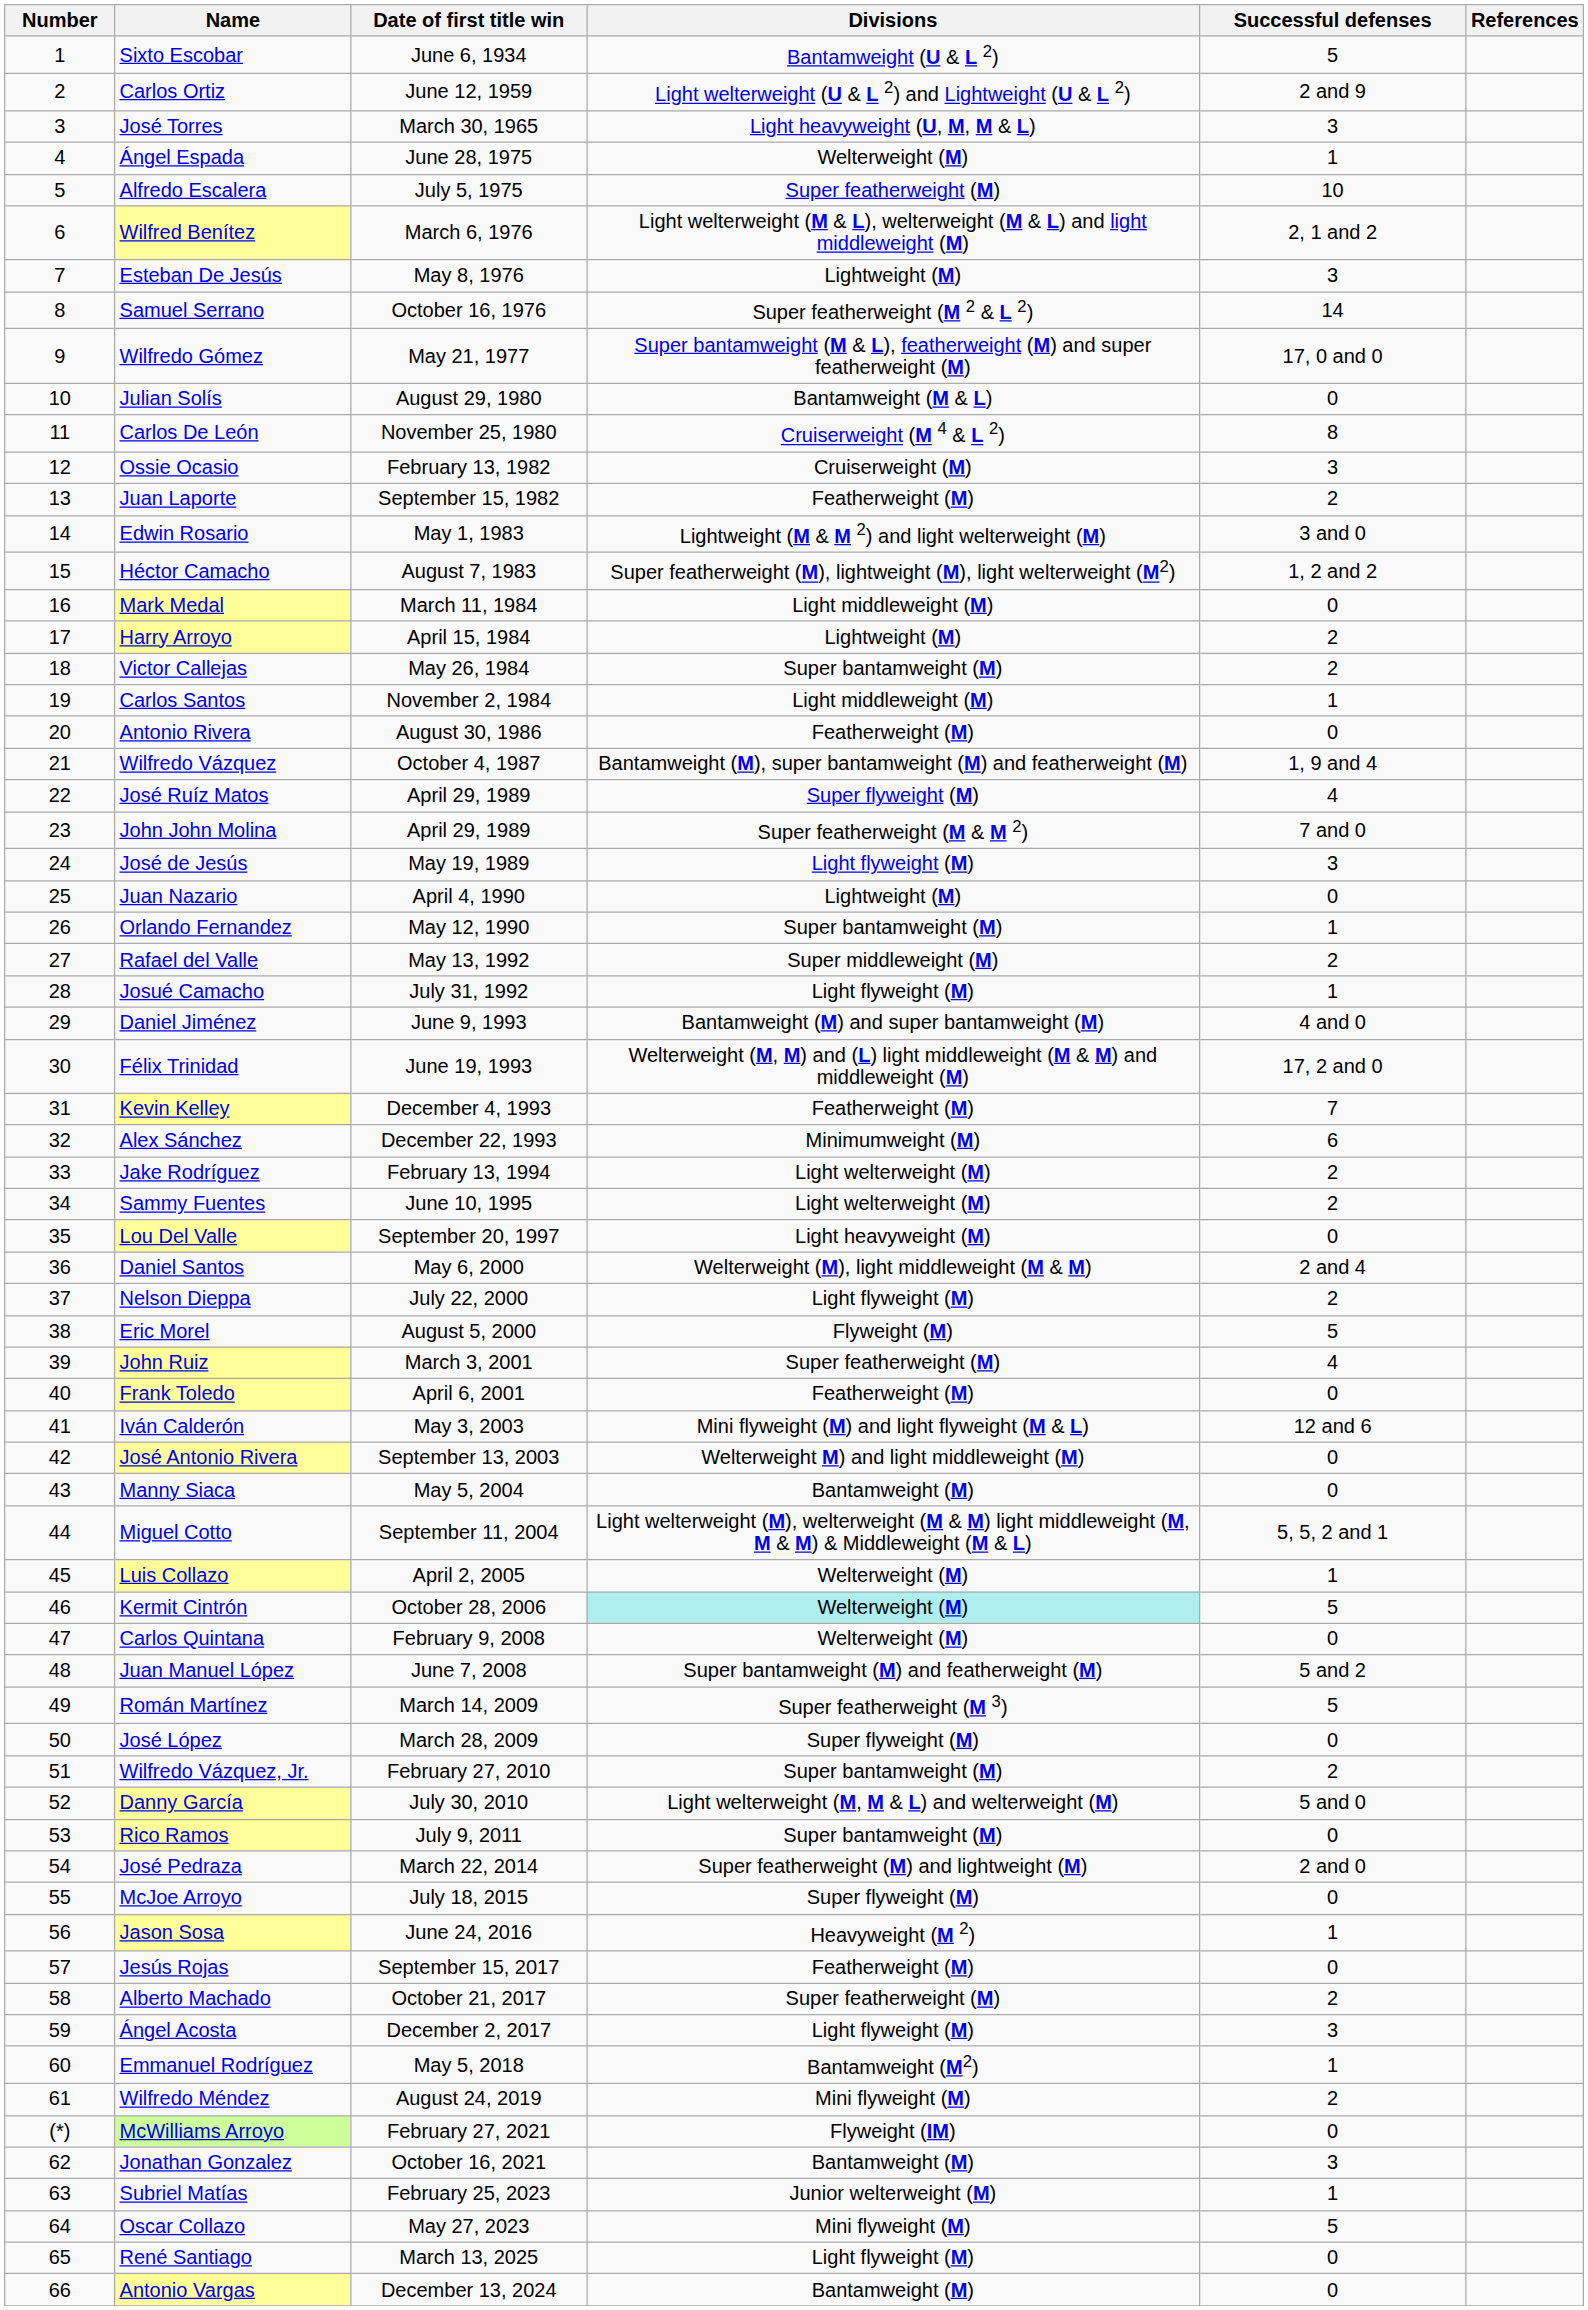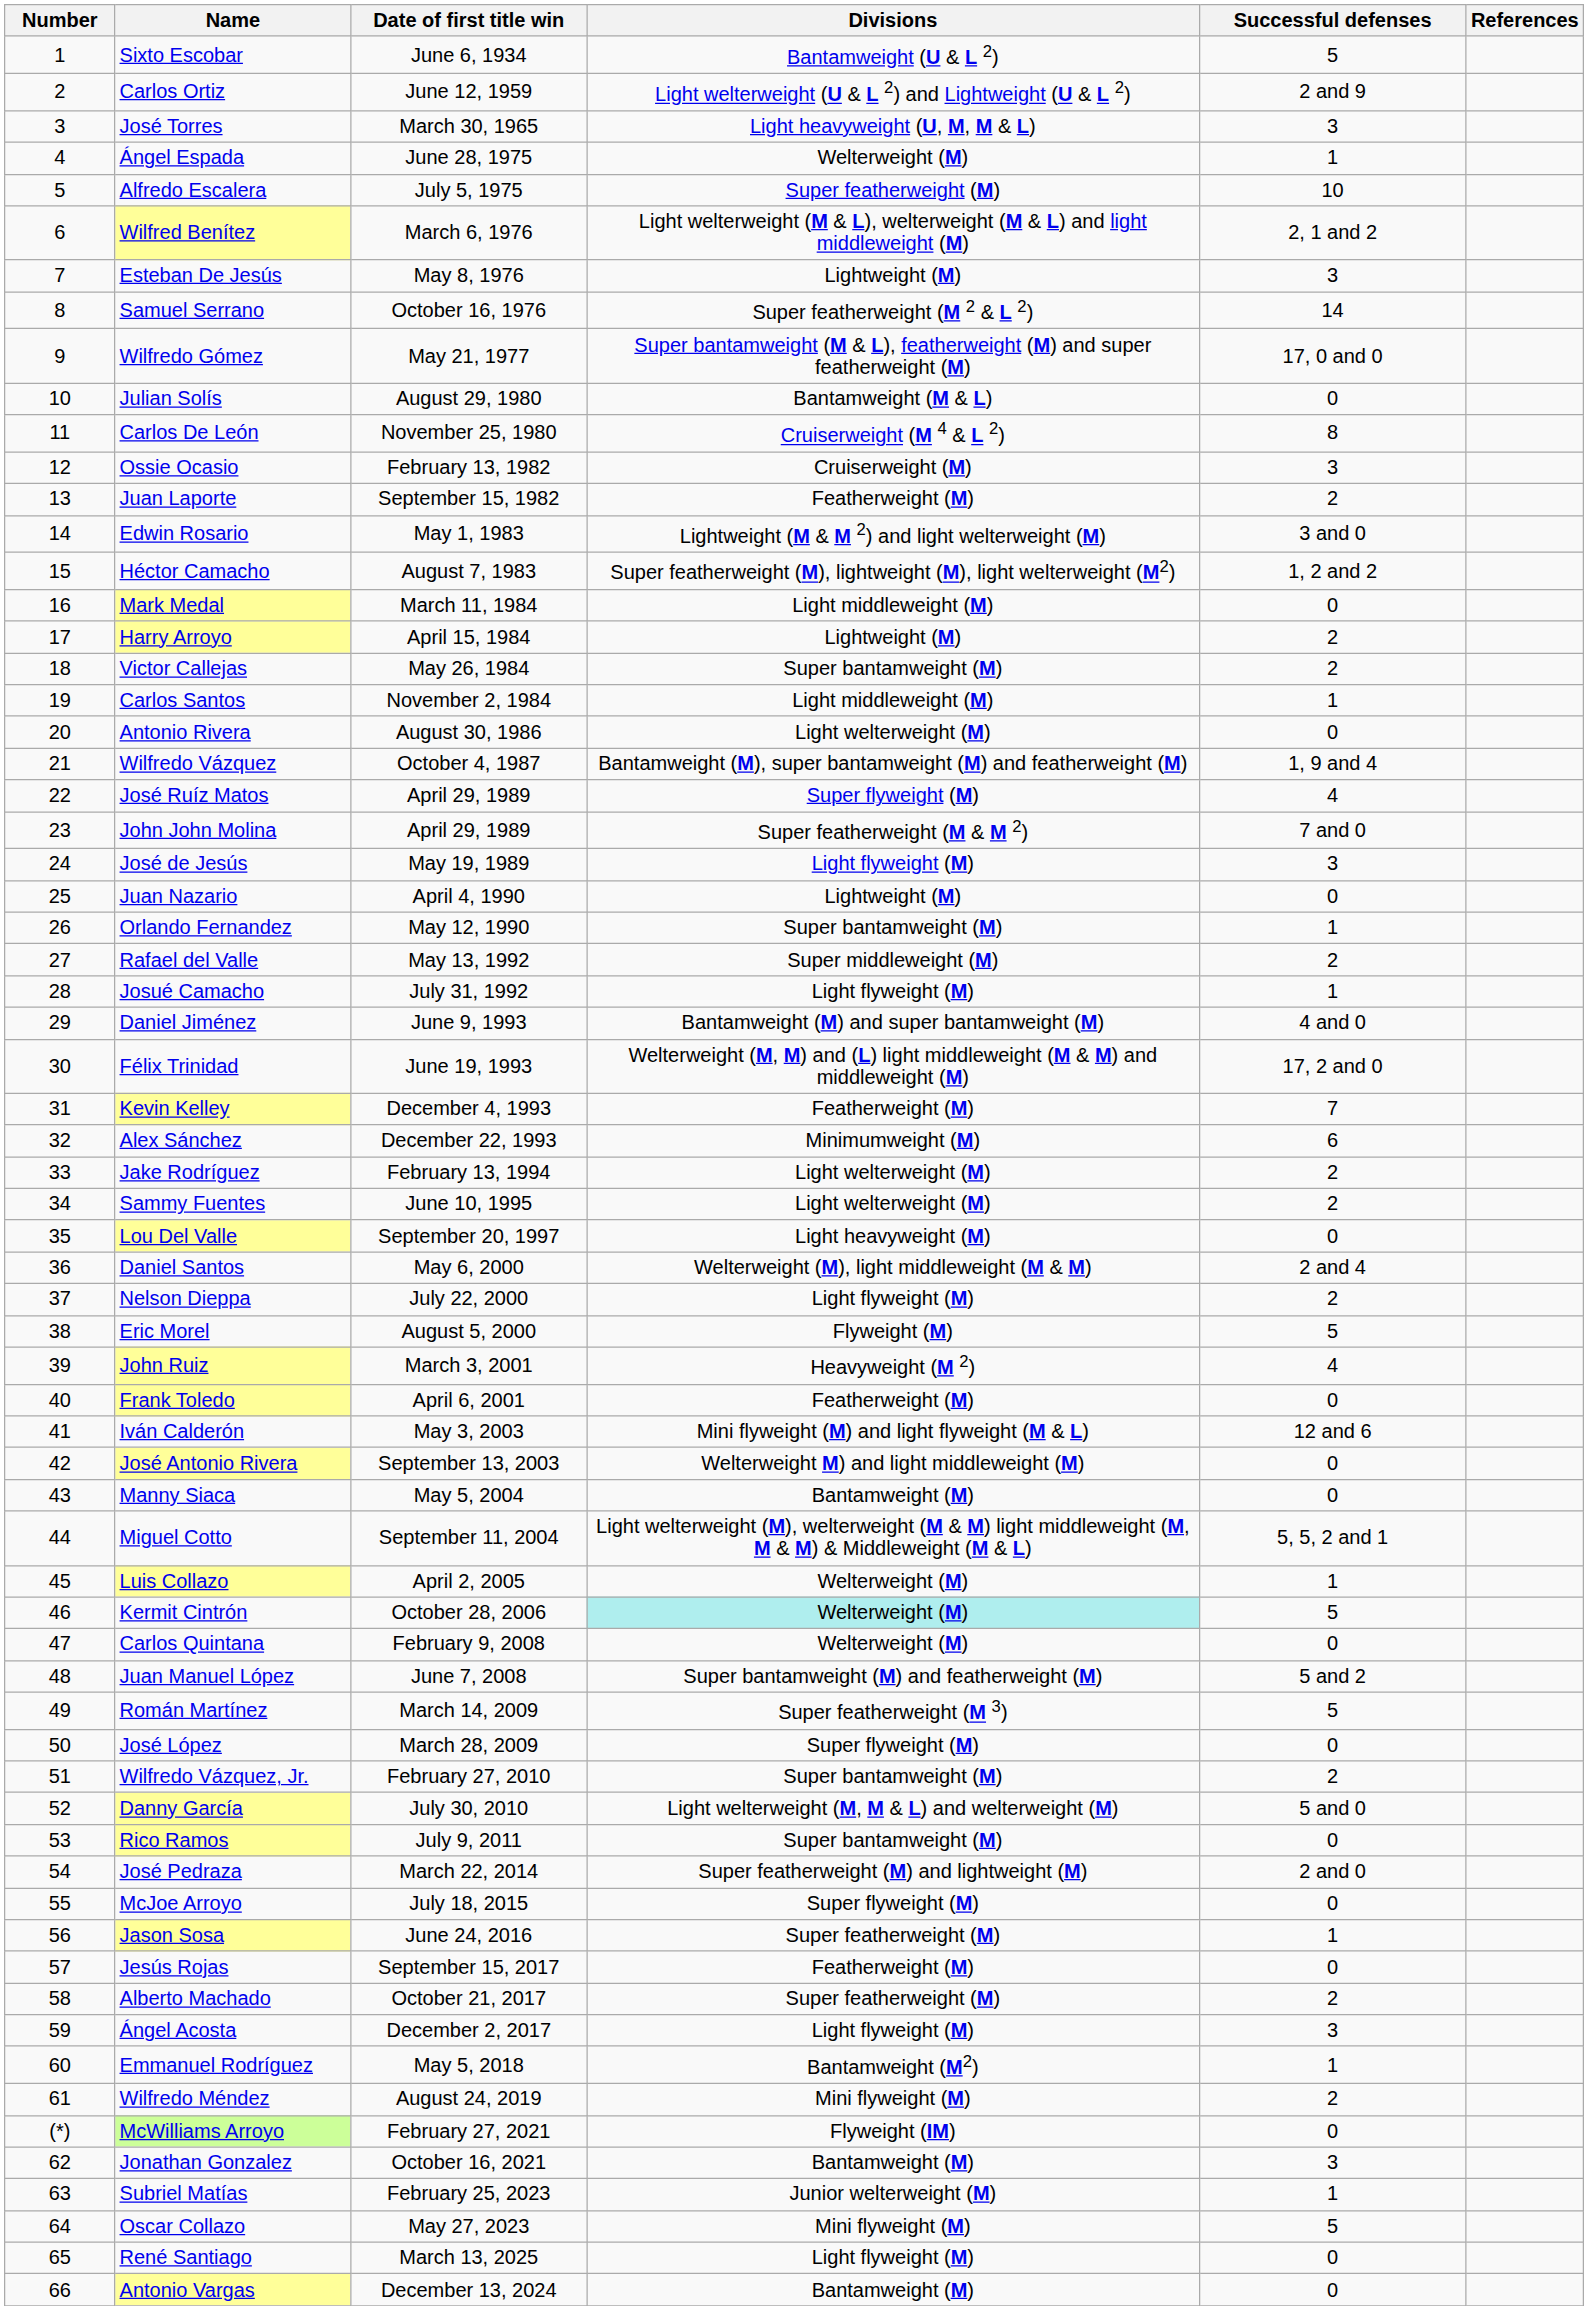(893, 732) Featherweight (M) -> (893, 732) Light welterweight (M)
(893, 1362) Super featherweight (M) -> (893, 1365) Heavyweight (M 2)
(893, 1932) Heavyweight (M 2) -> (893, 1935) Super featherweight (M)
